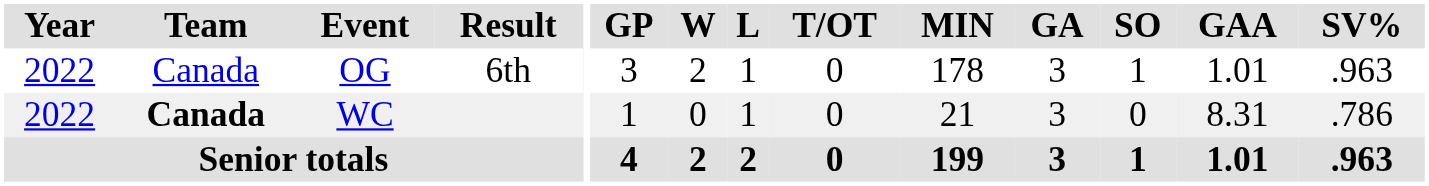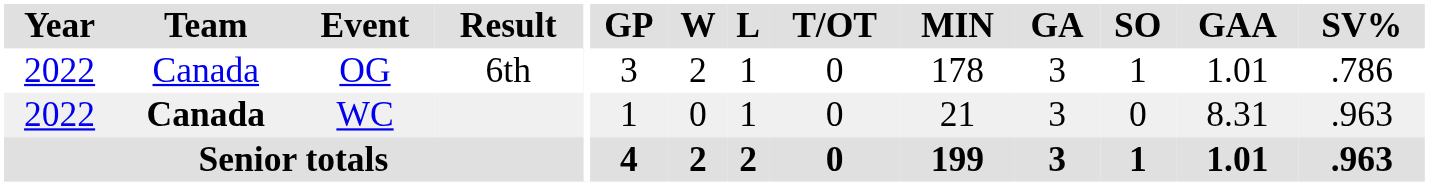(1362, 69) .963 -> (1362, 69) .786
(1362, 114) .786 -> (1362, 114) .963
